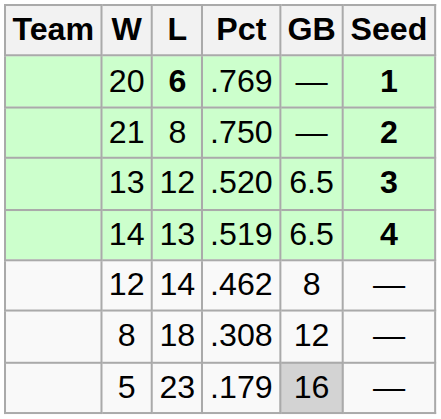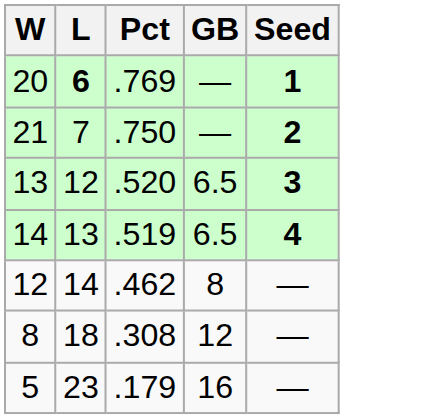- column: (53, 30)
(177, 132) 8 -> (81, 132) 7
(312, 387) lightgrey background -> (215, 387) no background
